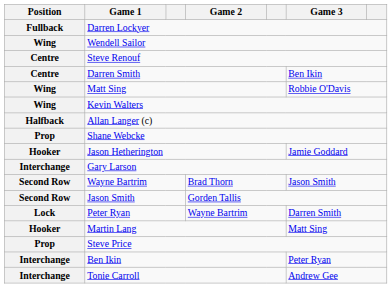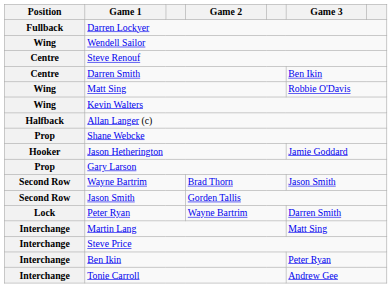(45, 167) Interchange -> (45, 167) Prop
(45, 228) Hooker -> (45, 228) Interchange
(45, 244) Prop -> (45, 244) Interchange
